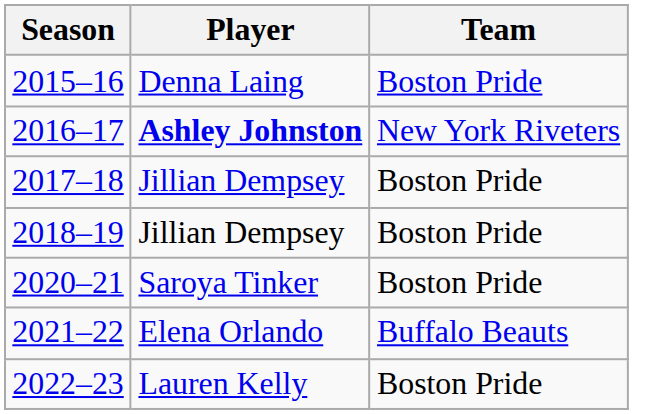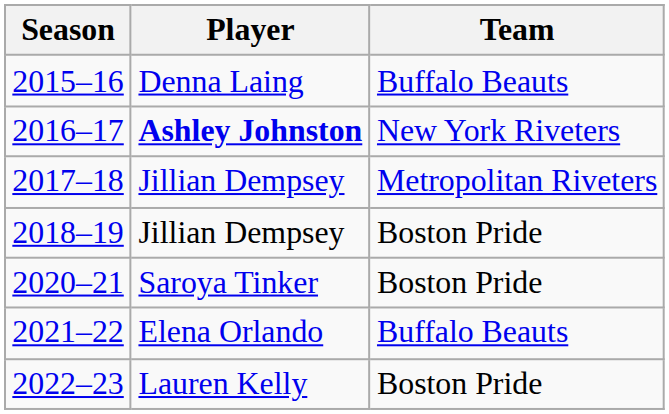(460, 80) Boston Pride -> (473, 80) Buffalo Beauts
(460, 181) Boston Pride -> (517, 181) Metropolitan Riveters
